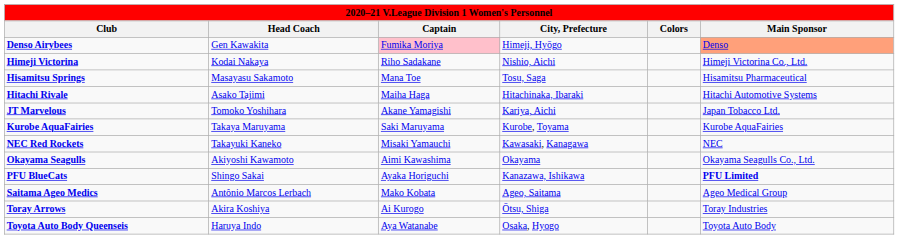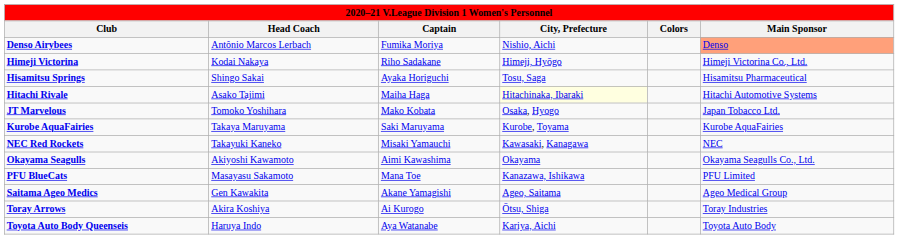(240, 45) Gen Kawakita -> (261, 45) Antônio Marcos Lerbach
(412, 45) pink background -> (412, 45) no background
(532, 45) Himeji, Hyōgo -> (529, 45) Nishio, Aichi
(529, 62) Nishio, Aichi -> (532, 62) Himeji, Hyōgo
(252, 78) Masayasu Sakamoto -> (238, 78) Shingo Sakai
(401, 78) Mana Toe -> (415, 78) Ayaka Horiguchi
(543, 95) no background -> (543, 95) lightyellow background
(416, 111) Akane Yamagishi -> (408, 111) Mako Kobata
(529, 111) Kariya, Aichi -> (531, 111) Osaka, Hyogo
(238, 176) Shingo Sakai -> (252, 176) Masayasu Sakamoto
(415, 176) Ayaka Horiguchi -> (401, 176) Mana Toe
(730, 176) bold -> (729, 176) normal
(261, 193) Antônio Marcos Lerbach -> (240, 193) Gen Kawakita
(408, 193) Mako Kobata -> (416, 193) Akane Yamagishi
(531, 226) Osaka, Hyogo -> (529, 226) Kariya, Aichi
